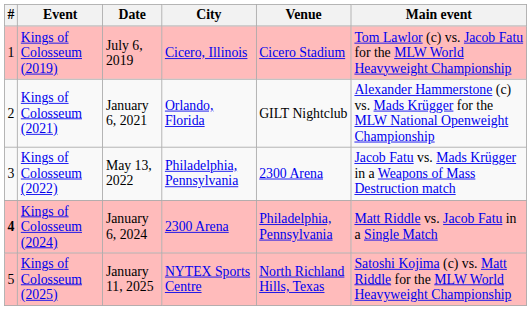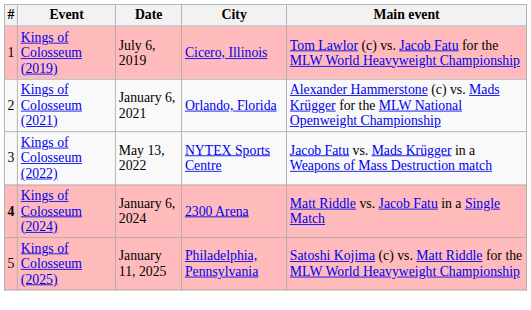- column: (304, 15)
(202, 173) Philadelphia, Pennsylvania -> (228, 158) NYTEX Sports Centre
(208, 279) NYTEX Sports Centre -> (222, 263) Philadelphia, Pennsylvania
